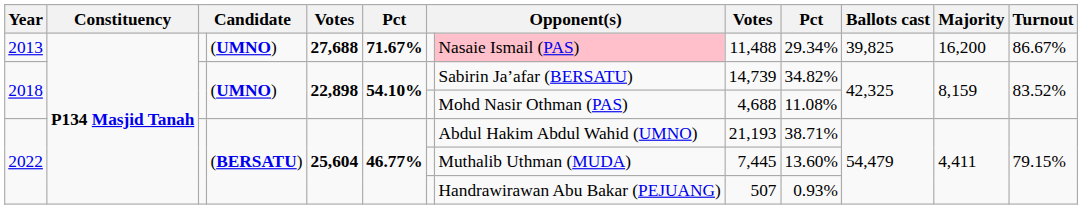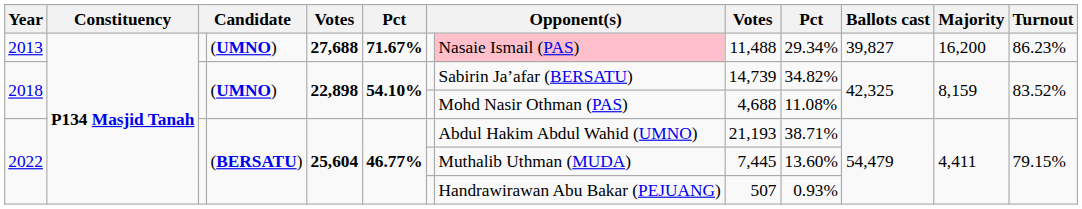(870, 47) 39,825 -> (870, 47) 39,827
(1039, 47) 86.67% -> (1039, 47) 86.23%
